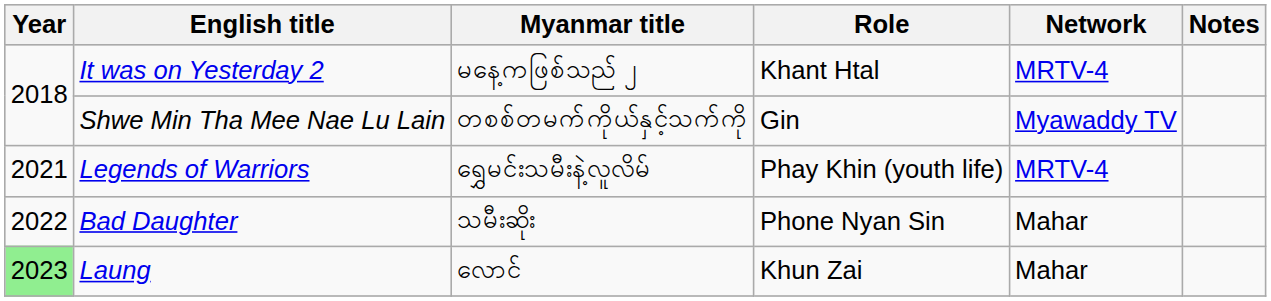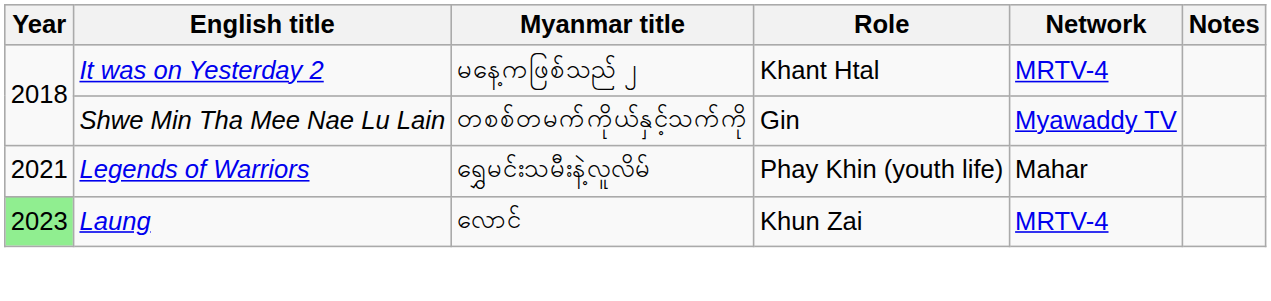(1062, 170) MRTV-4 -> (1051, 170) Mahar
- row: (158, 220)
(1051, 271) Mahar -> (1062, 220) MRTV-4
